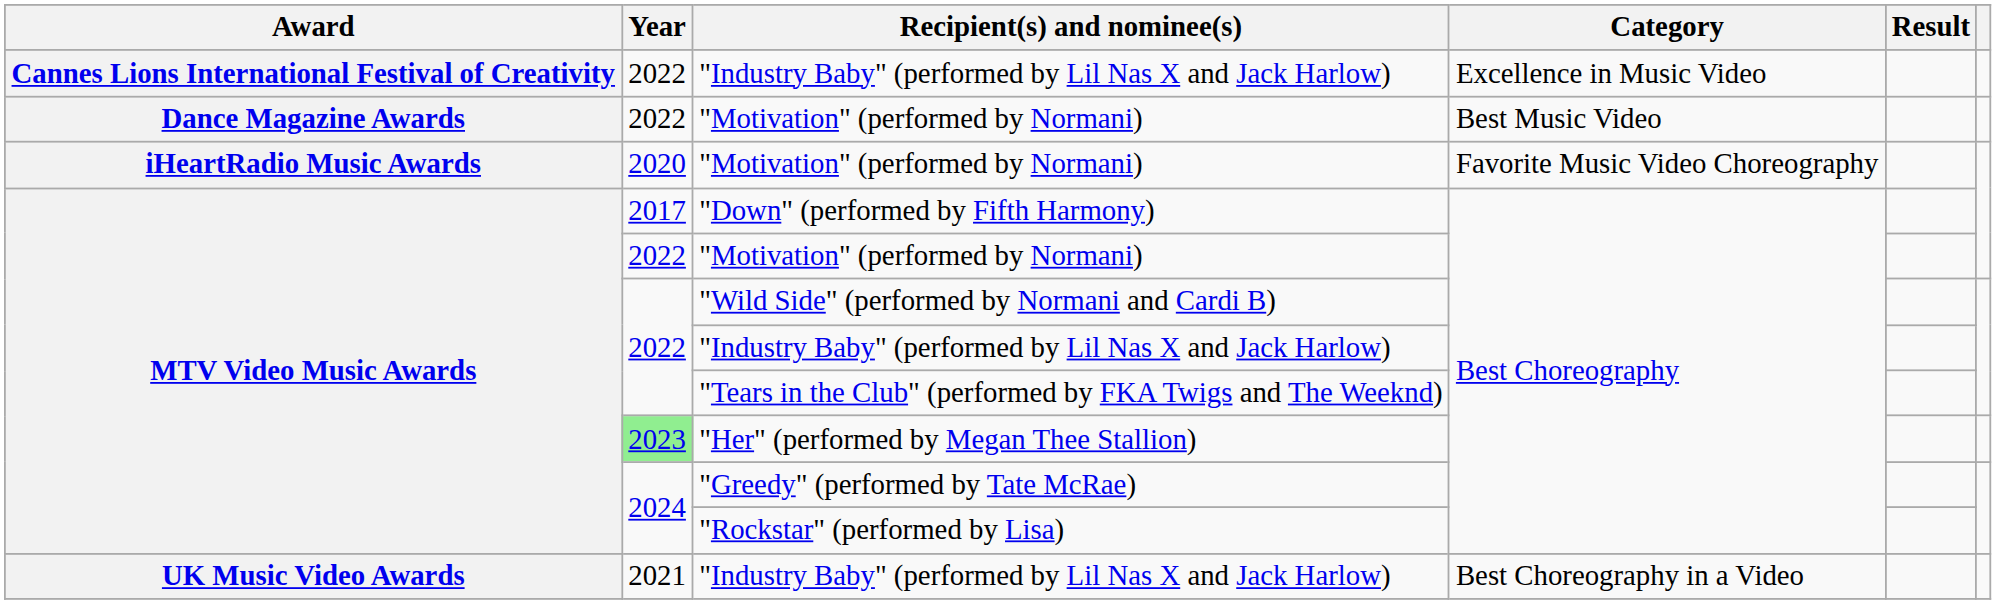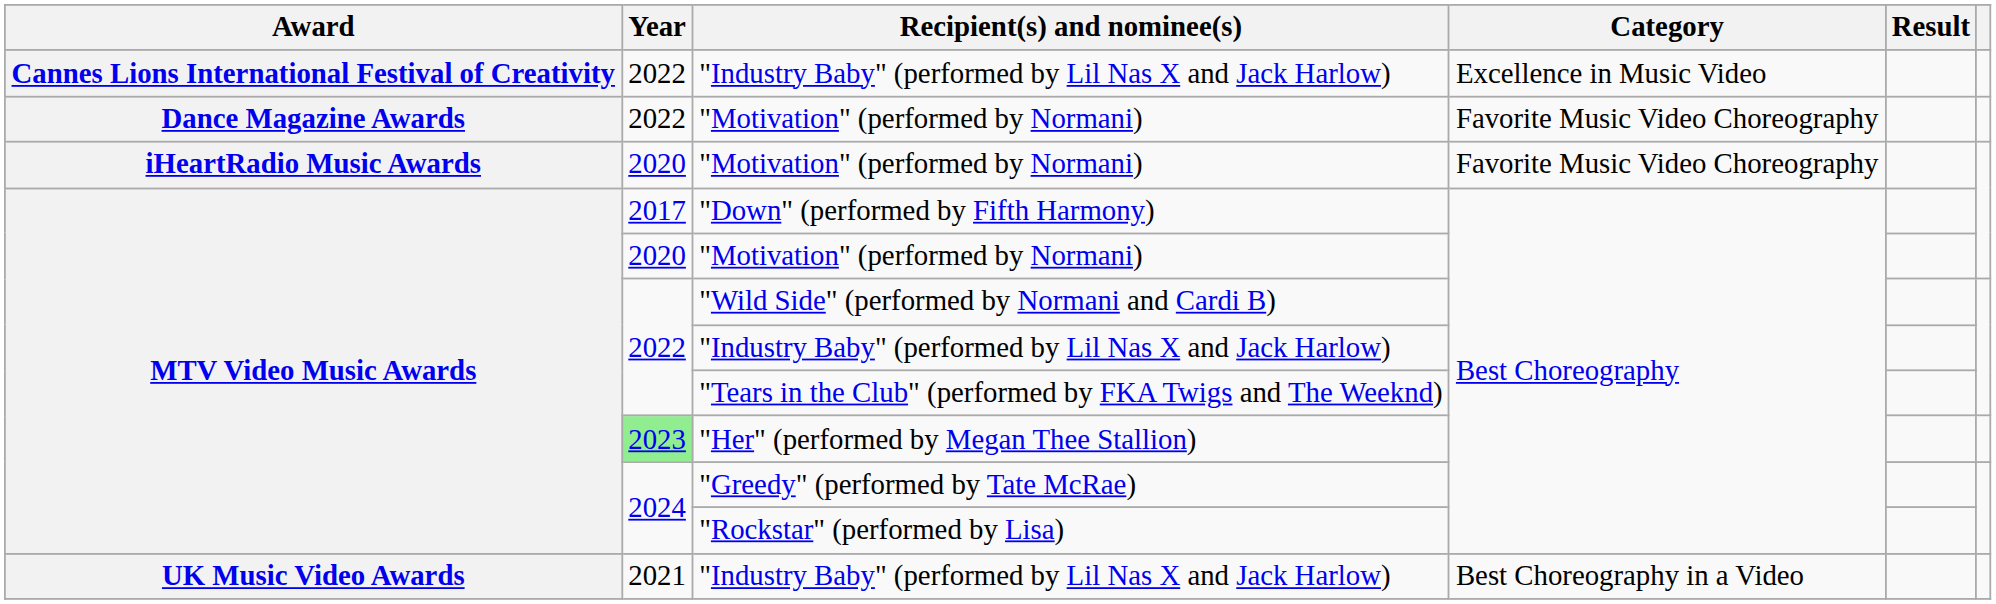(1559, 118) Best Music Video -> (1667, 118) Favorite Music Video Choreography
(657, 255) 2022 -> (657, 255) 2020
